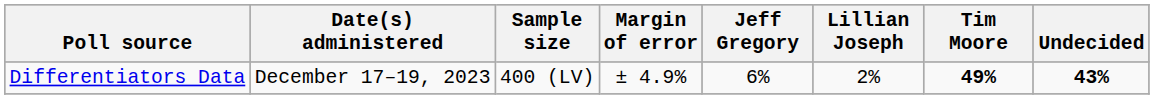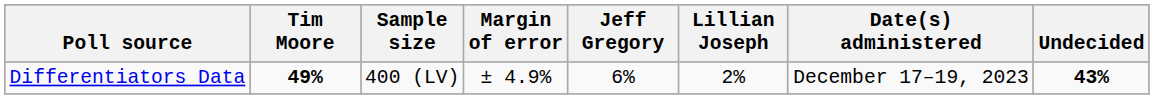columns swapped: (373, 33) <-> (978, 33)
